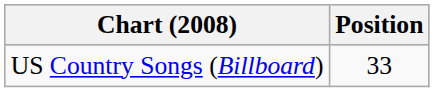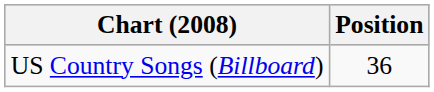(379, 65) 33 -> (379, 65) 36
